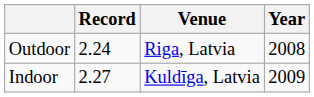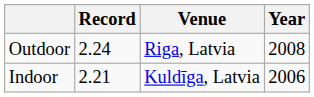(95, 77) 2.27 -> (95, 77) 2.21
(287, 77) 2009 -> (287, 77) 2006
